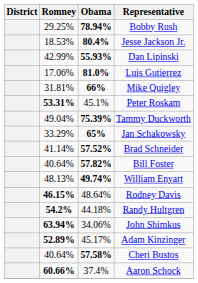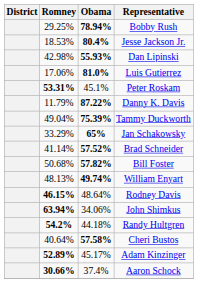(59, 57) 42.99% -> (59, 57) 42.98%
- row: (153, 88)
+ row: (153, 103)
(59, 164) 40.64% -> (59, 164) 50.68%
rows swapped: (153, 210) <-> (153, 225)
rows swapped: (153, 240) <-> (153, 255)
(59, 270) 60.66% -> (59, 270) 30.66%
